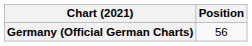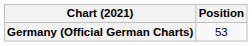(221, 31) 56 -> (221, 31) 53
